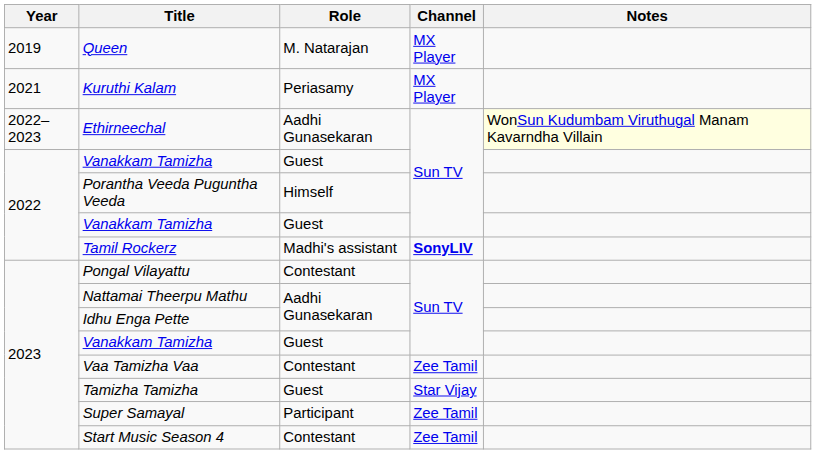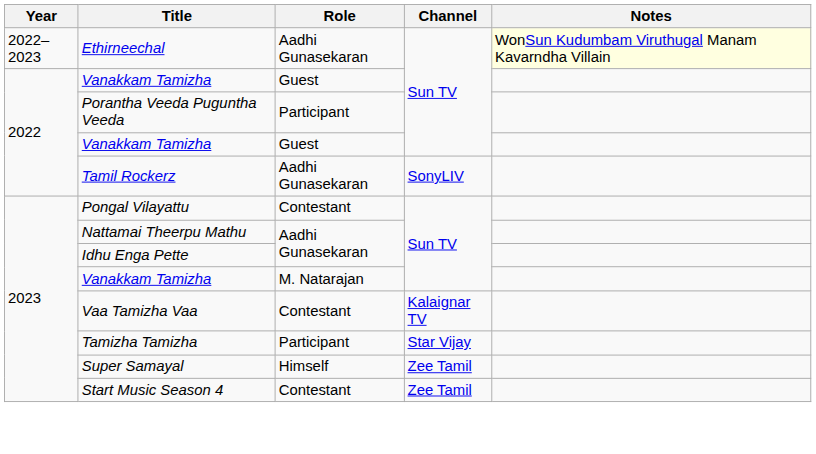- row: (24, 48)
- row: (24, 88)
(308, 192) Himself -> (314, 112) Participant
(340, 248) Madhi's assistant -> (323, 176) Aadhi Gunasekaran
(443, 248) bold -> (436, 176) normal
(303, 342) Guest -> (321, 278) M. Natarajan
(445, 366) Zee Tamil -> (439, 310) Kalaignar TV
(303, 390) Guest -> (314, 342) Participant
(318, 413) Participant -> (304, 366) Himself
